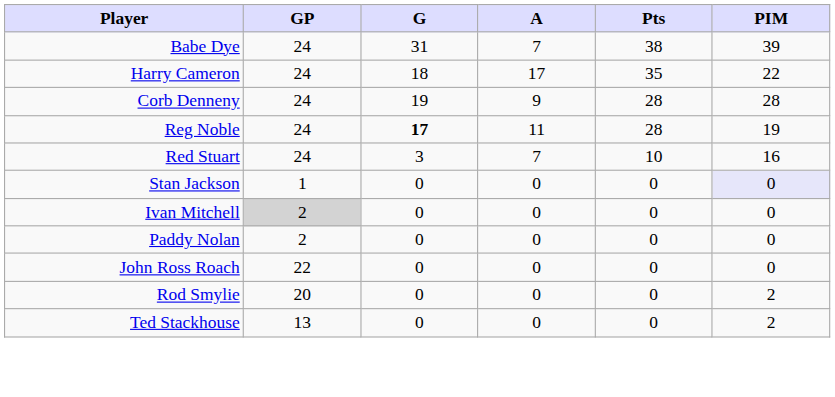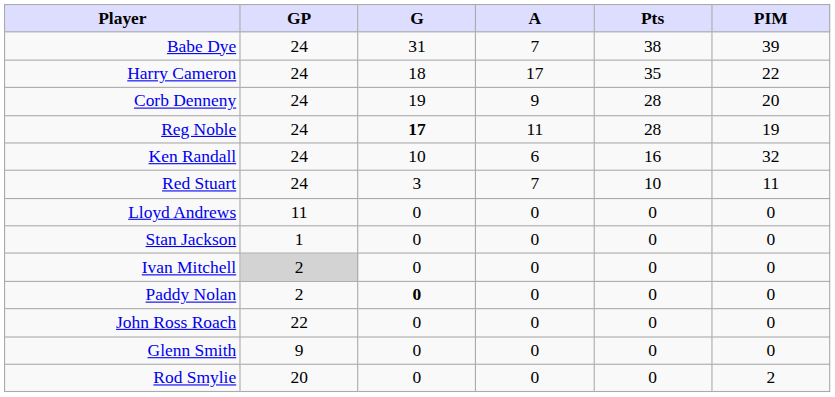(771, 101) 28 -> (771, 101) 20
+ row: (192, 156)
(771, 156) 16 -> (771, 184) 11
+ row: (182, 211)
(771, 184) lavender background -> (771, 239) no background
(419, 239) normal -> (417, 294) bold
+ row: (192, 350)
- row: (185, 322)
